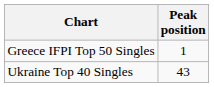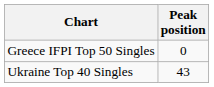(183, 51) 1 -> (183, 51) 0
